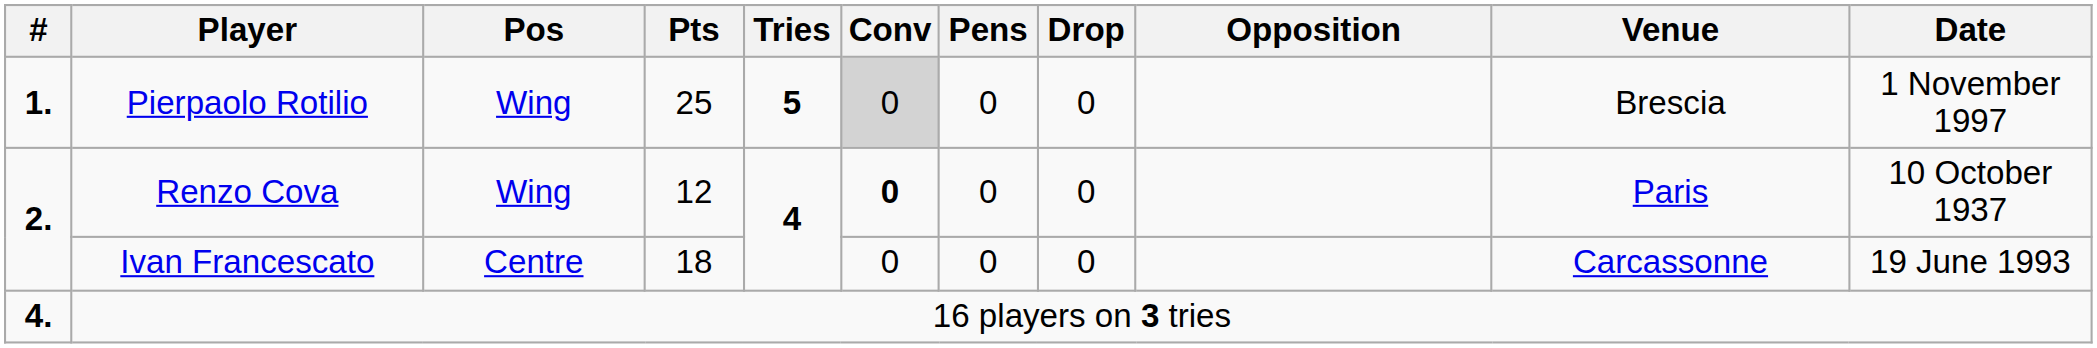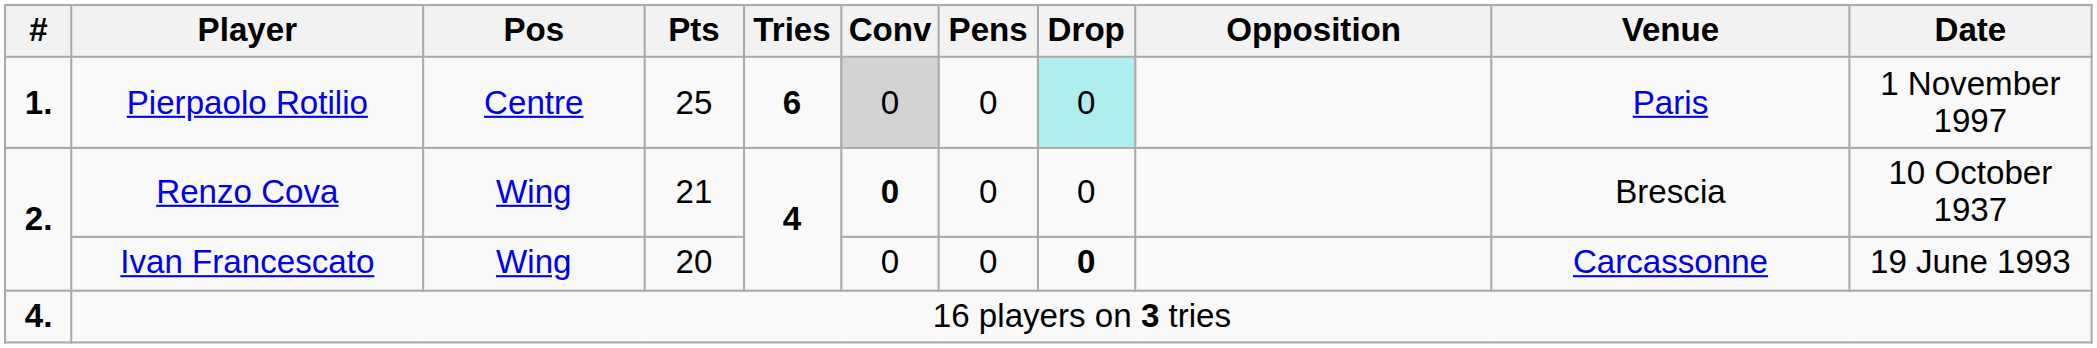(534, 101) Wing -> (534, 101) Centre
(792, 101) 5 -> (792, 101) 6
(1086, 101) no background -> (1086, 101) paleturquoise background
(1670, 101) Brescia -> (1670, 101) Paris
(694, 191) 12 -> (694, 191) 21
(1670, 191) Paris -> (1670, 191) Brescia
(534, 262) Centre -> (534, 262) Wing
(694, 262) 18 -> (694, 262) 20
(1086, 262) normal -> (1086, 262) bold
